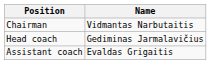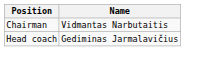- row: (44, 53)
